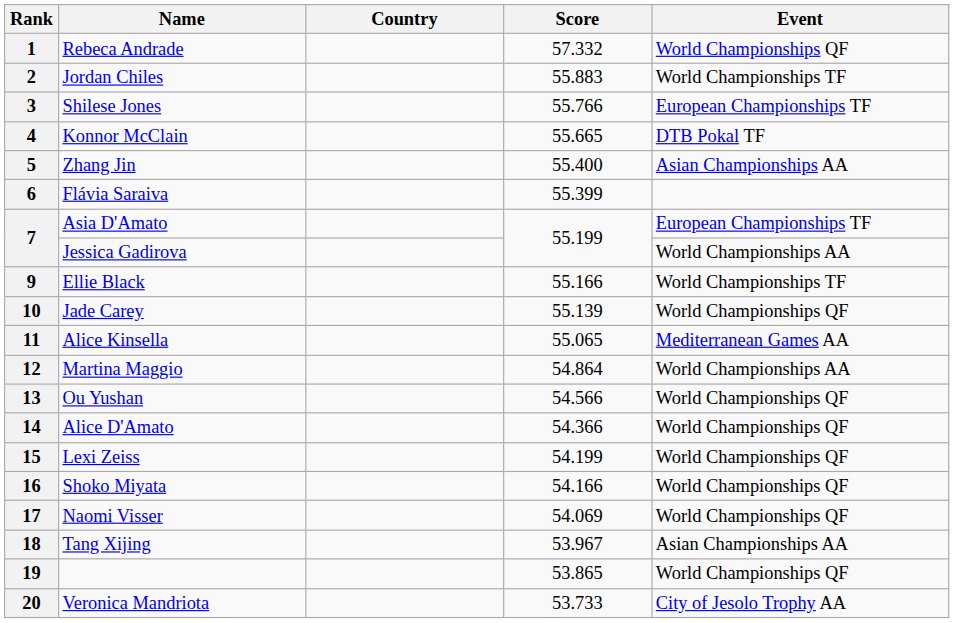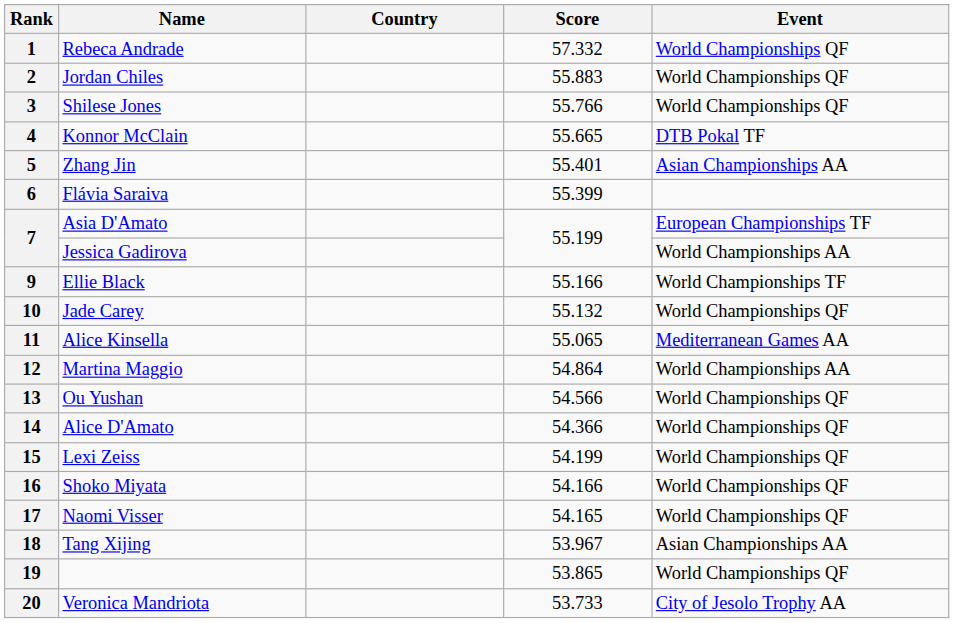(751, 77) World Championships TF -> (752, 77) World Championships QF
(763, 106) European Championships TF -> (752, 106) World Championships QF
(577, 164) 55.400 -> (577, 164) 55.401
(577, 310) 55.139 -> (577, 310) 55.132
(577, 515) 54.069 -> (577, 515) 54.165
